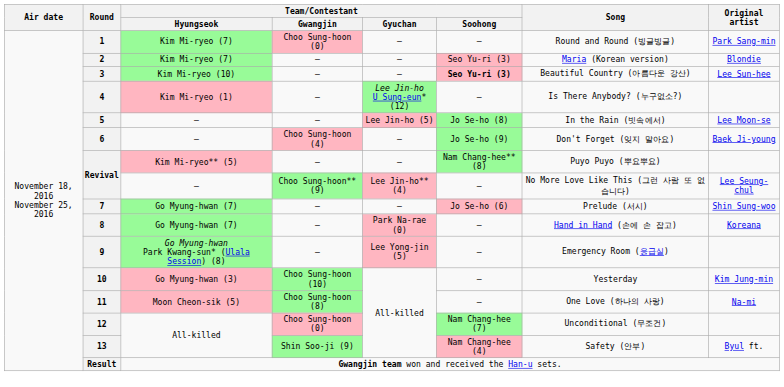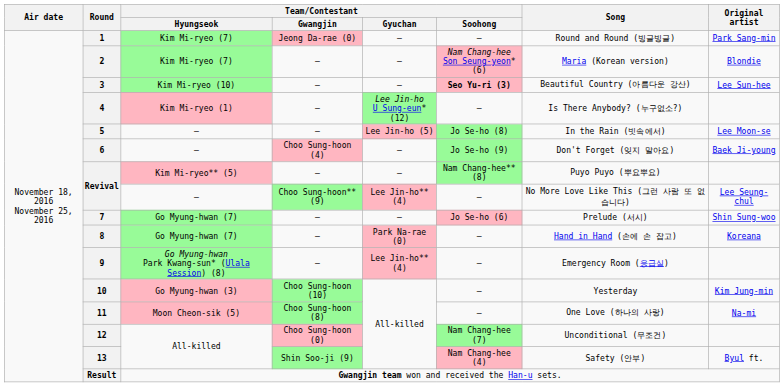(317, 42) Choo Sung-hoon (0) -> (317, 38) Jeong Da-rae (0)
(479, 60) Seo Yu-ri (3) -> (479, 61) Nam Chang-hee Son Seung-yeon* (6)
(400, 252) Lee Yong-jin (5) -> (400, 263) Lee Jin-ho** (4)
